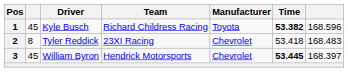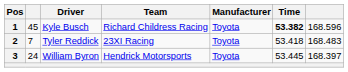(30, 41) 8 -> (30, 41) 7
(232, 41) Chevrolet -> (226, 41) Toyota
(33, 56) 45 -> (33, 56) 24
(232, 56) Chevrolet -> (226, 56) Toyota
(289, 56) bold -> (289, 56) normal
